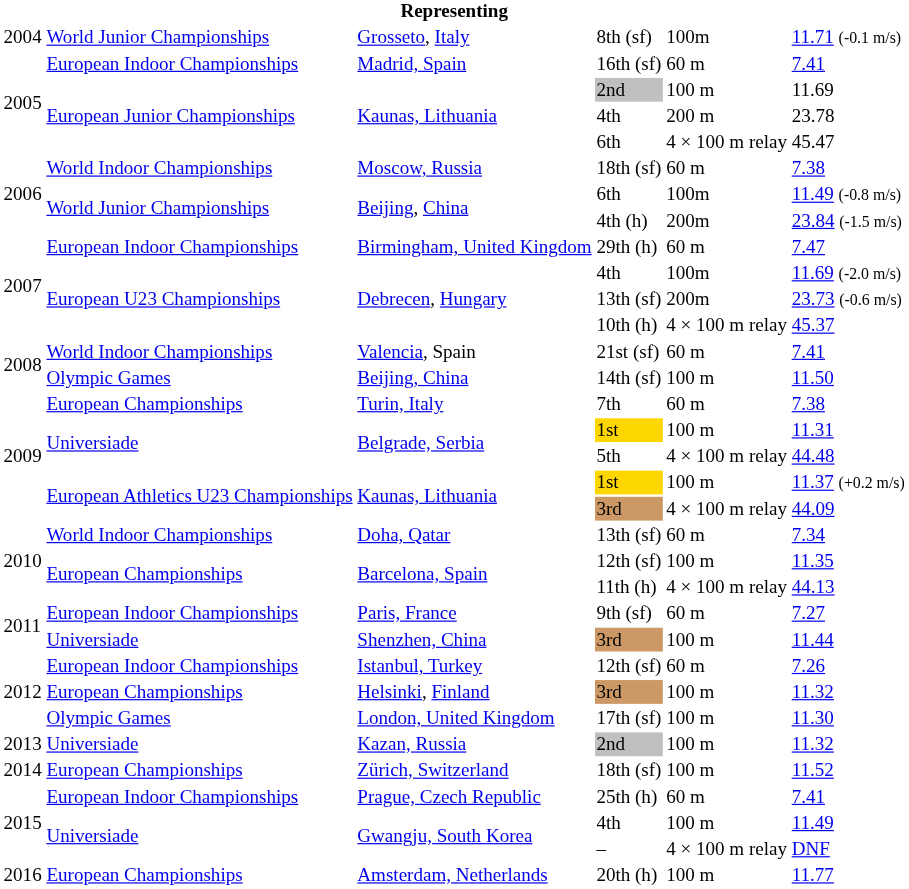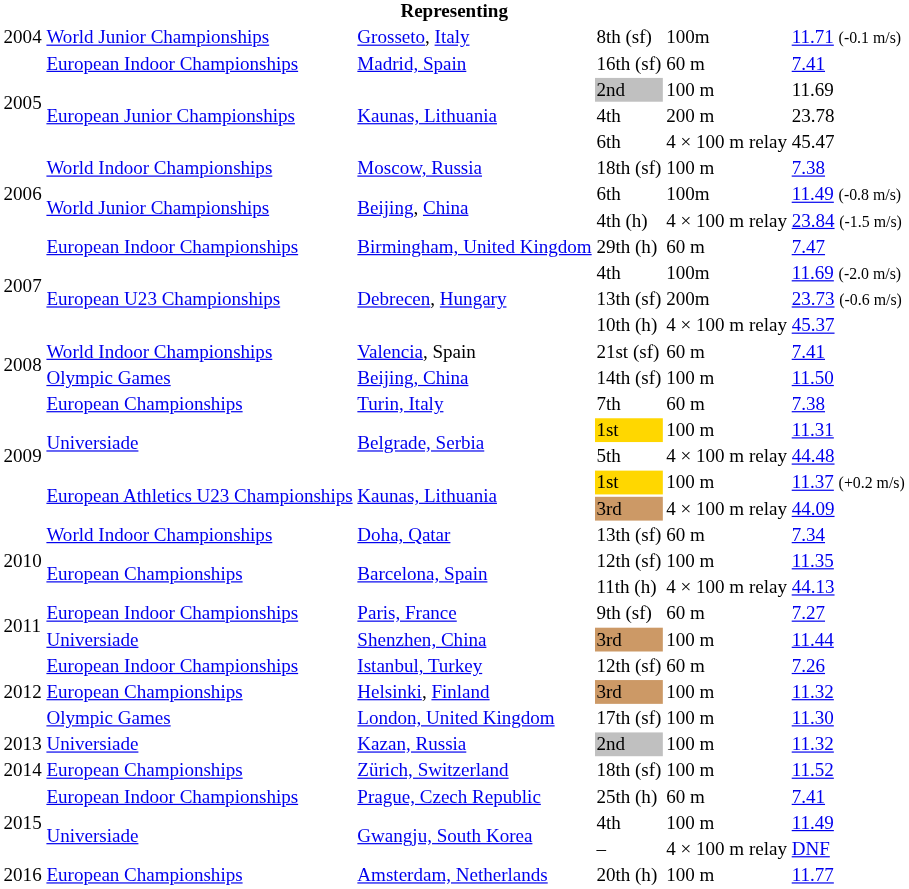(686, 168) 60 m -> (690, 168) 100 m
(688, 220) 200m -> (727, 220) 4 × 100 m relay
